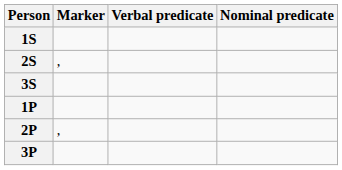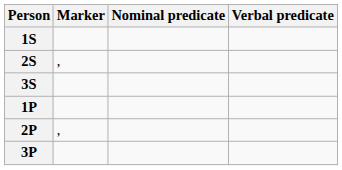columns swapped: (162, 15) <-> (277, 15)
